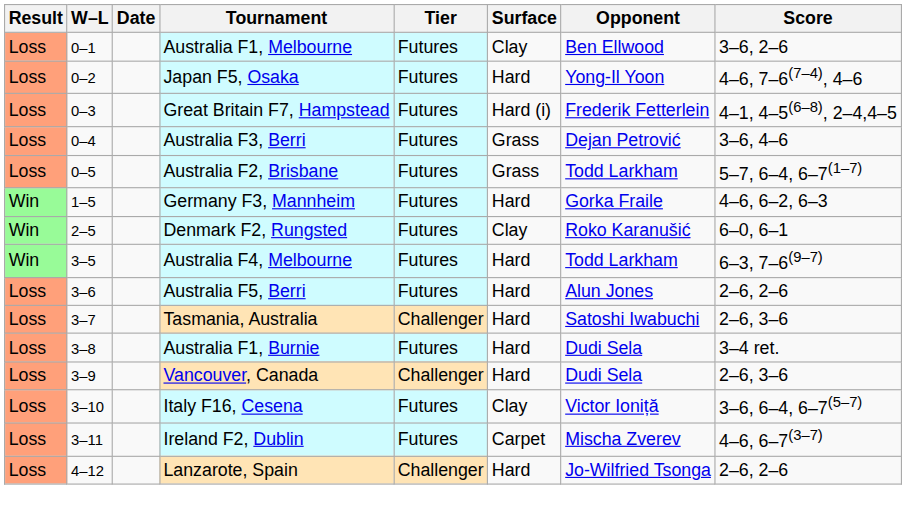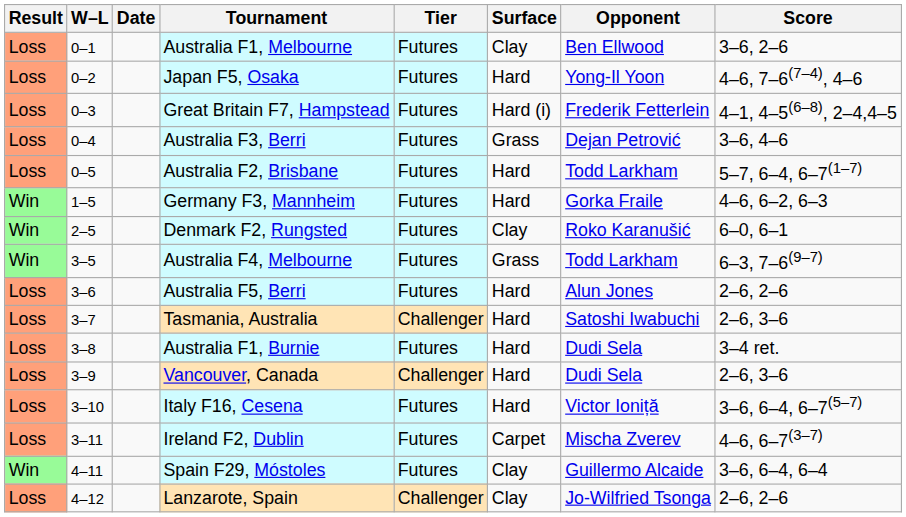(516, 171) Grass -> (511, 171) Hard
(511, 260) Hard -> (516, 260) Grass
(510, 406) Clay -> (511, 406) Hard
+ row: (244, 469)
(511, 469) Hard -> (510, 498) Clay
